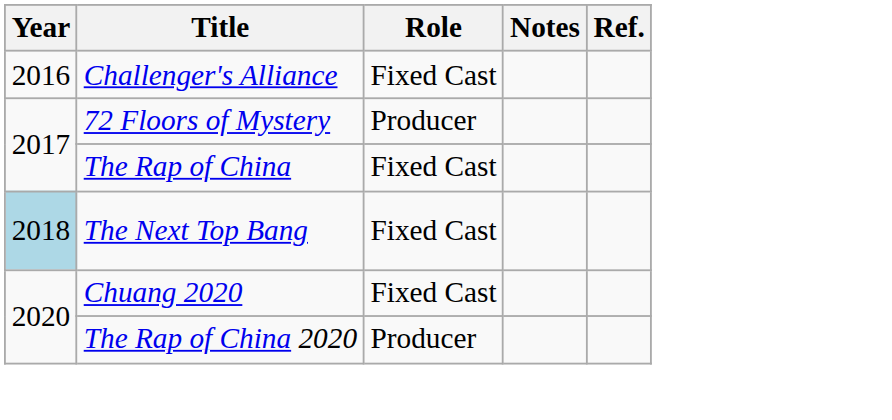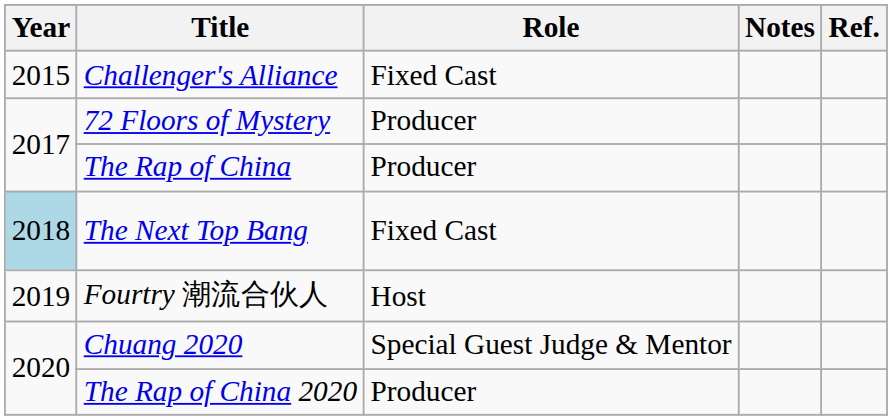(41, 74) 2016 -> (41, 74) 2015
(434, 167) Fixed Cast -> (423, 167) Producer
+ row: (206, 294)
(434, 292) Fixed Cast -> (551, 344) Special Guest Judge & Mentor
